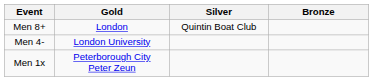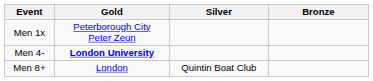rows swapped: (29, 63) <-> (29, 27)
(112, 42) normal -> (112, 53) bold
